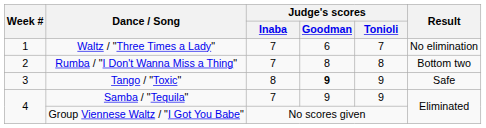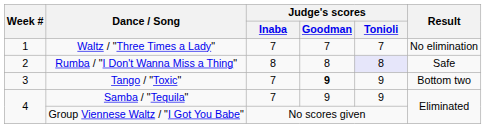(327, 47) 6 -> (327, 47) 7
(273, 64) 7 -> (273, 64) 8
(381, 64) no background -> (381, 64) lavender background
(444, 64) Bottom two -> (444, 64) Safe
(273, 81) 8 -> (273, 81) 7
(444, 81) Safe -> (444, 81) Bottom two
